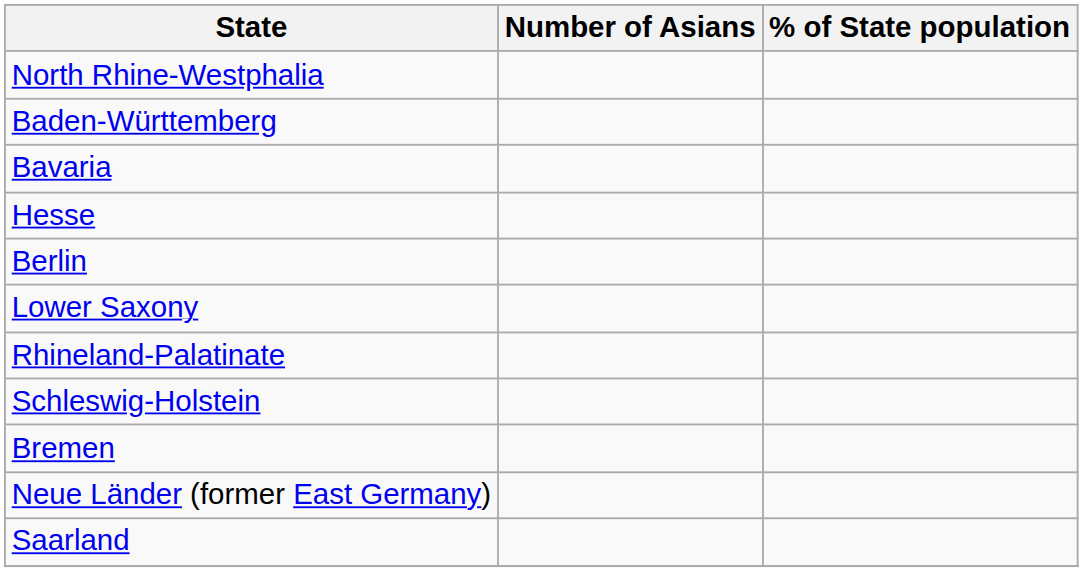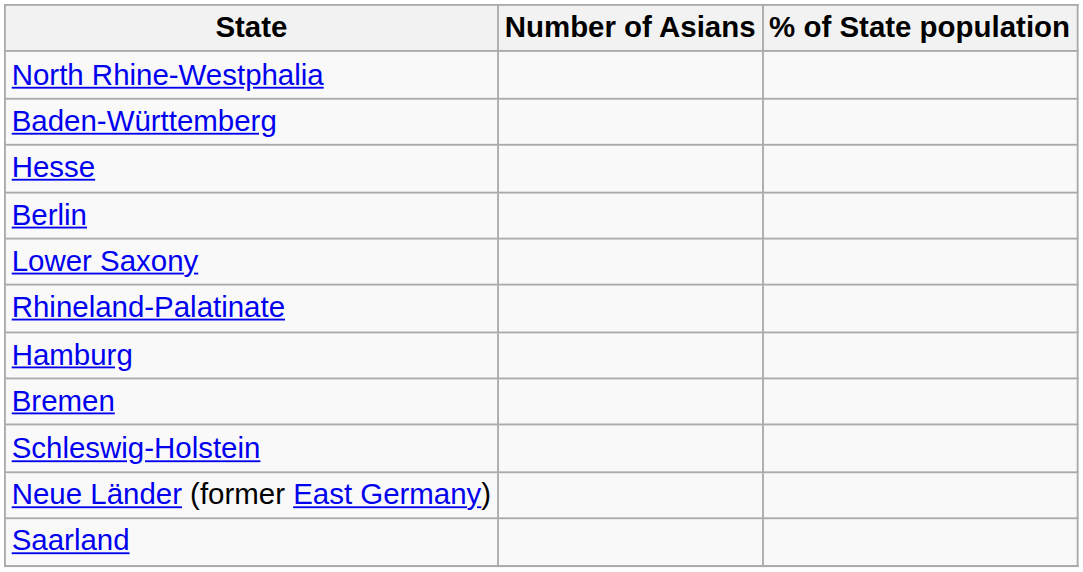- row: (62, 167)
+ row: (72, 354)
rows swapped: (136, 401) <-> (63, 448)
